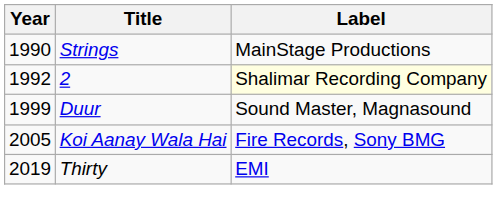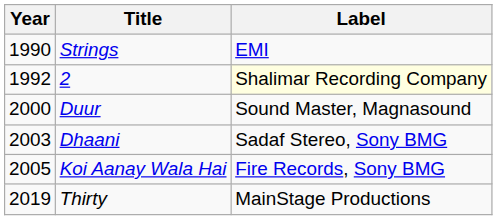(333, 49) MainStage Productions -> (252, 49) EMI
(30, 109) 1999 -> (30, 109) 2000
+ row: (90, 139)
(252, 169) EMI -> (333, 199) MainStage Productions
